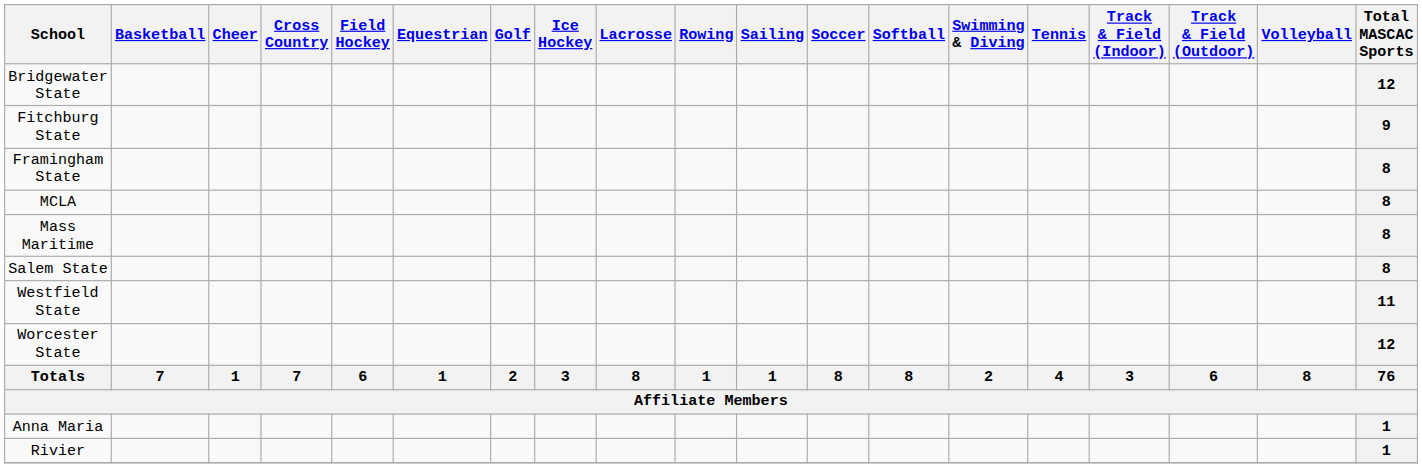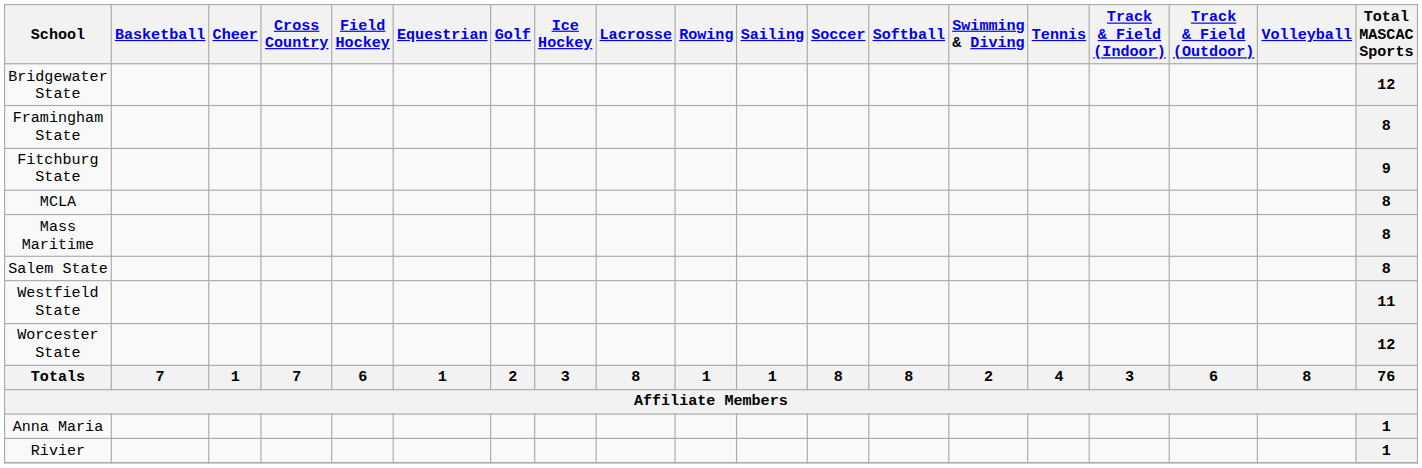rows swapped: (58, 127) <-> (58, 169)
